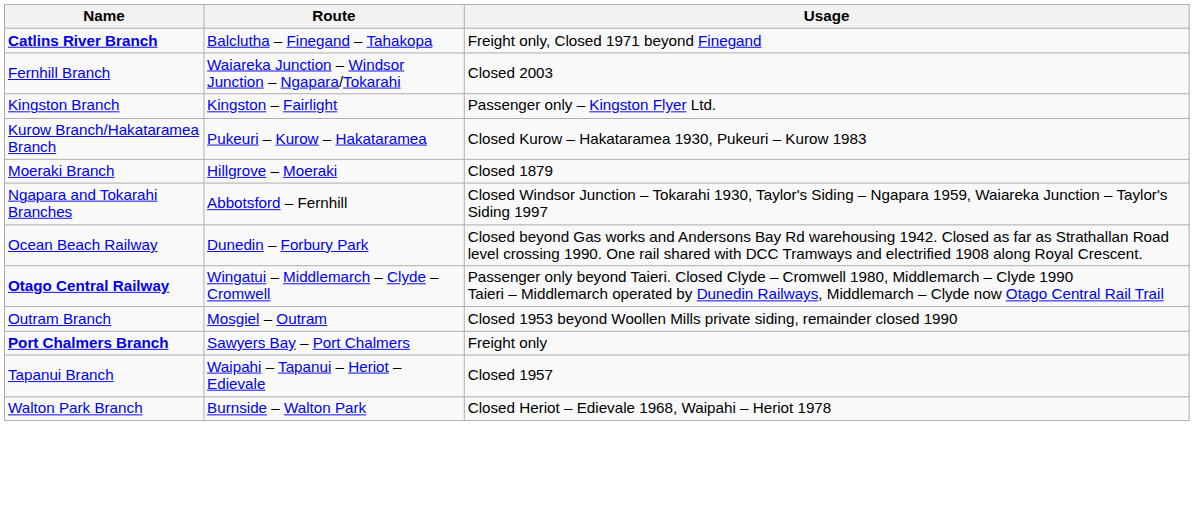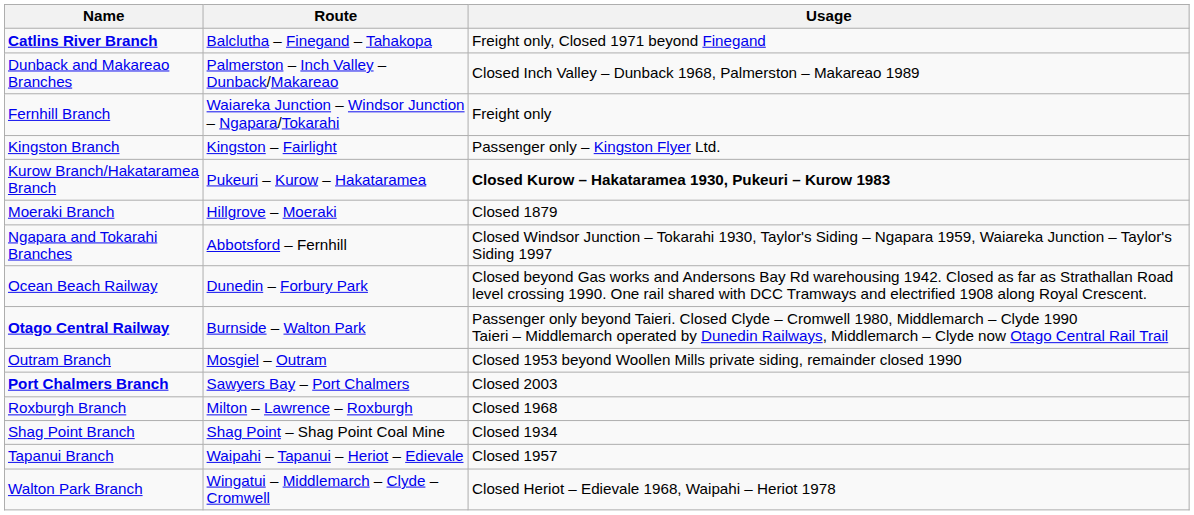+ row: (89, 73)
(510, 73) Closed 2003 -> (512, 114) Freight only
(667, 138) normal -> (681, 179) bold
(323, 286) Wingatui – Middlemarch – Clyde – Cromwell -> (286, 327) Burnside – Walton Park
(507, 343) Freight only -> (515, 384) Closed 2003
+ row: (67, 408)
+ row: (71, 432)
(287, 408) Burnside – Walton Park -> (322, 489) Wingatui – Middlemarch – Clyde – Cromwell
